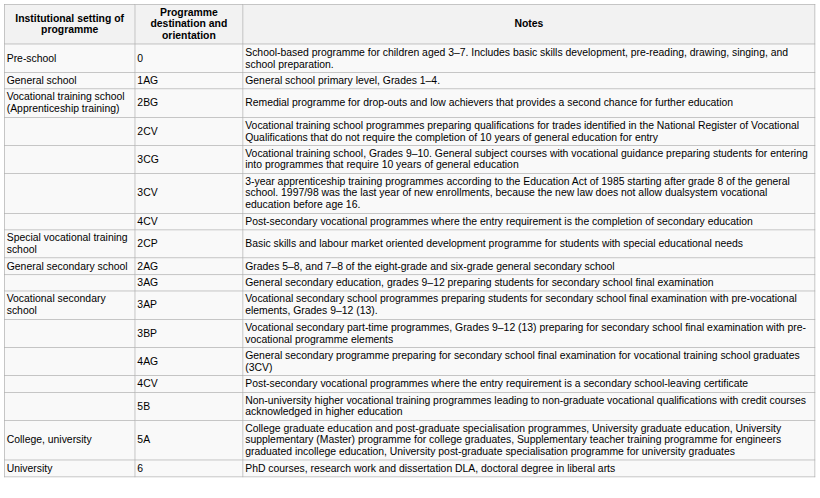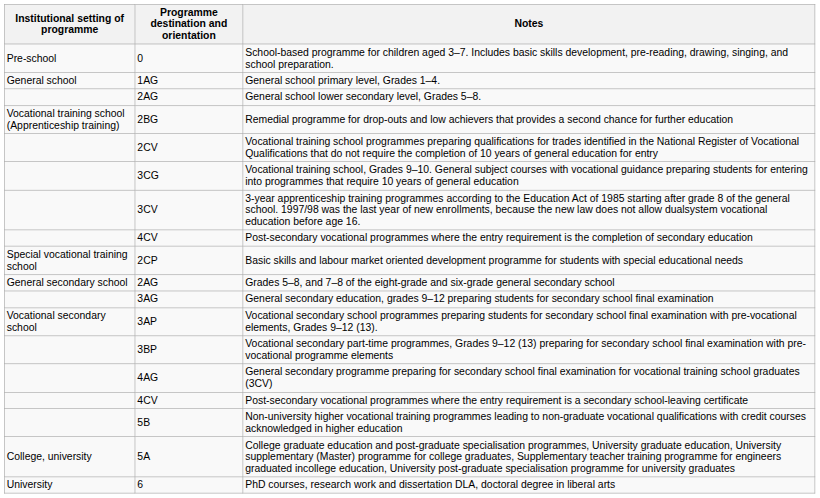+ row: (363, 97)
